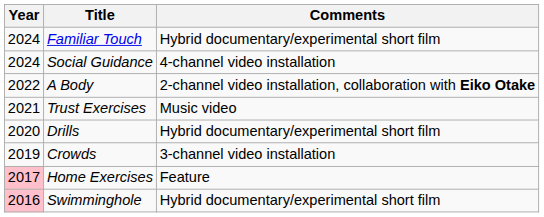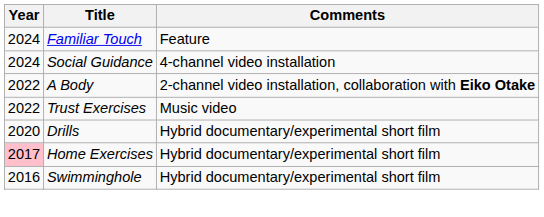(300, 39) Hybrid documentary/experimental short film -> (185, 39) Feature
(24, 108) 2021 -> (24, 108) 2022
- row: (72, 154)
(185, 177) Feature -> (300, 154) Hybrid documentary/experimental short film
(24, 200) pink background -> (24, 177) no background
